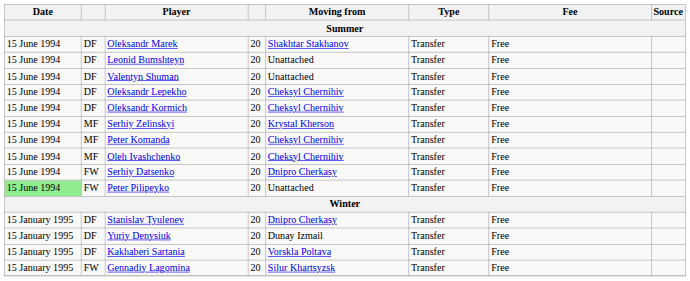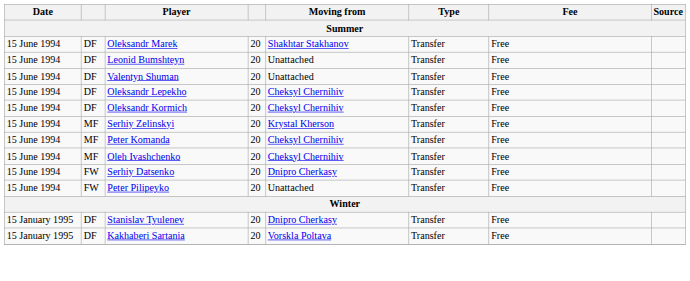(34, 188) lightgreen background -> (34, 188) no background
- row: (139, 236)
- row: (149, 268)
